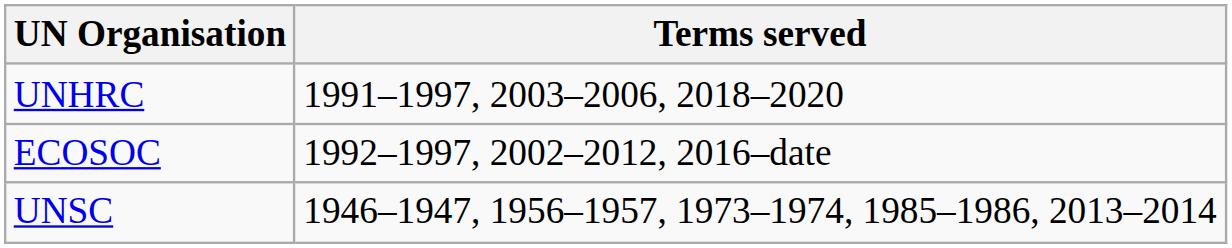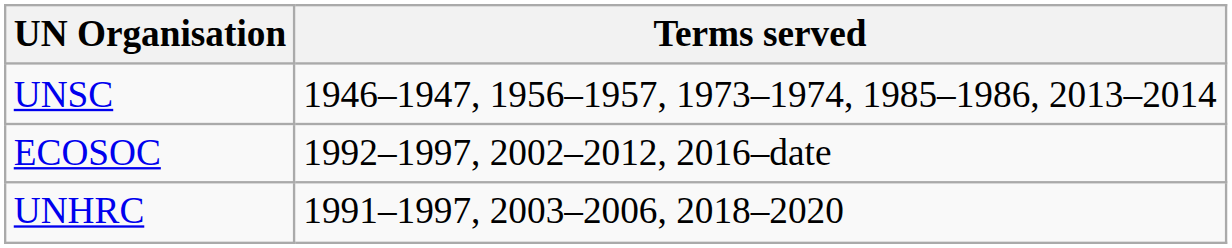rows swapped: (63, 211) <-> (79, 93)
